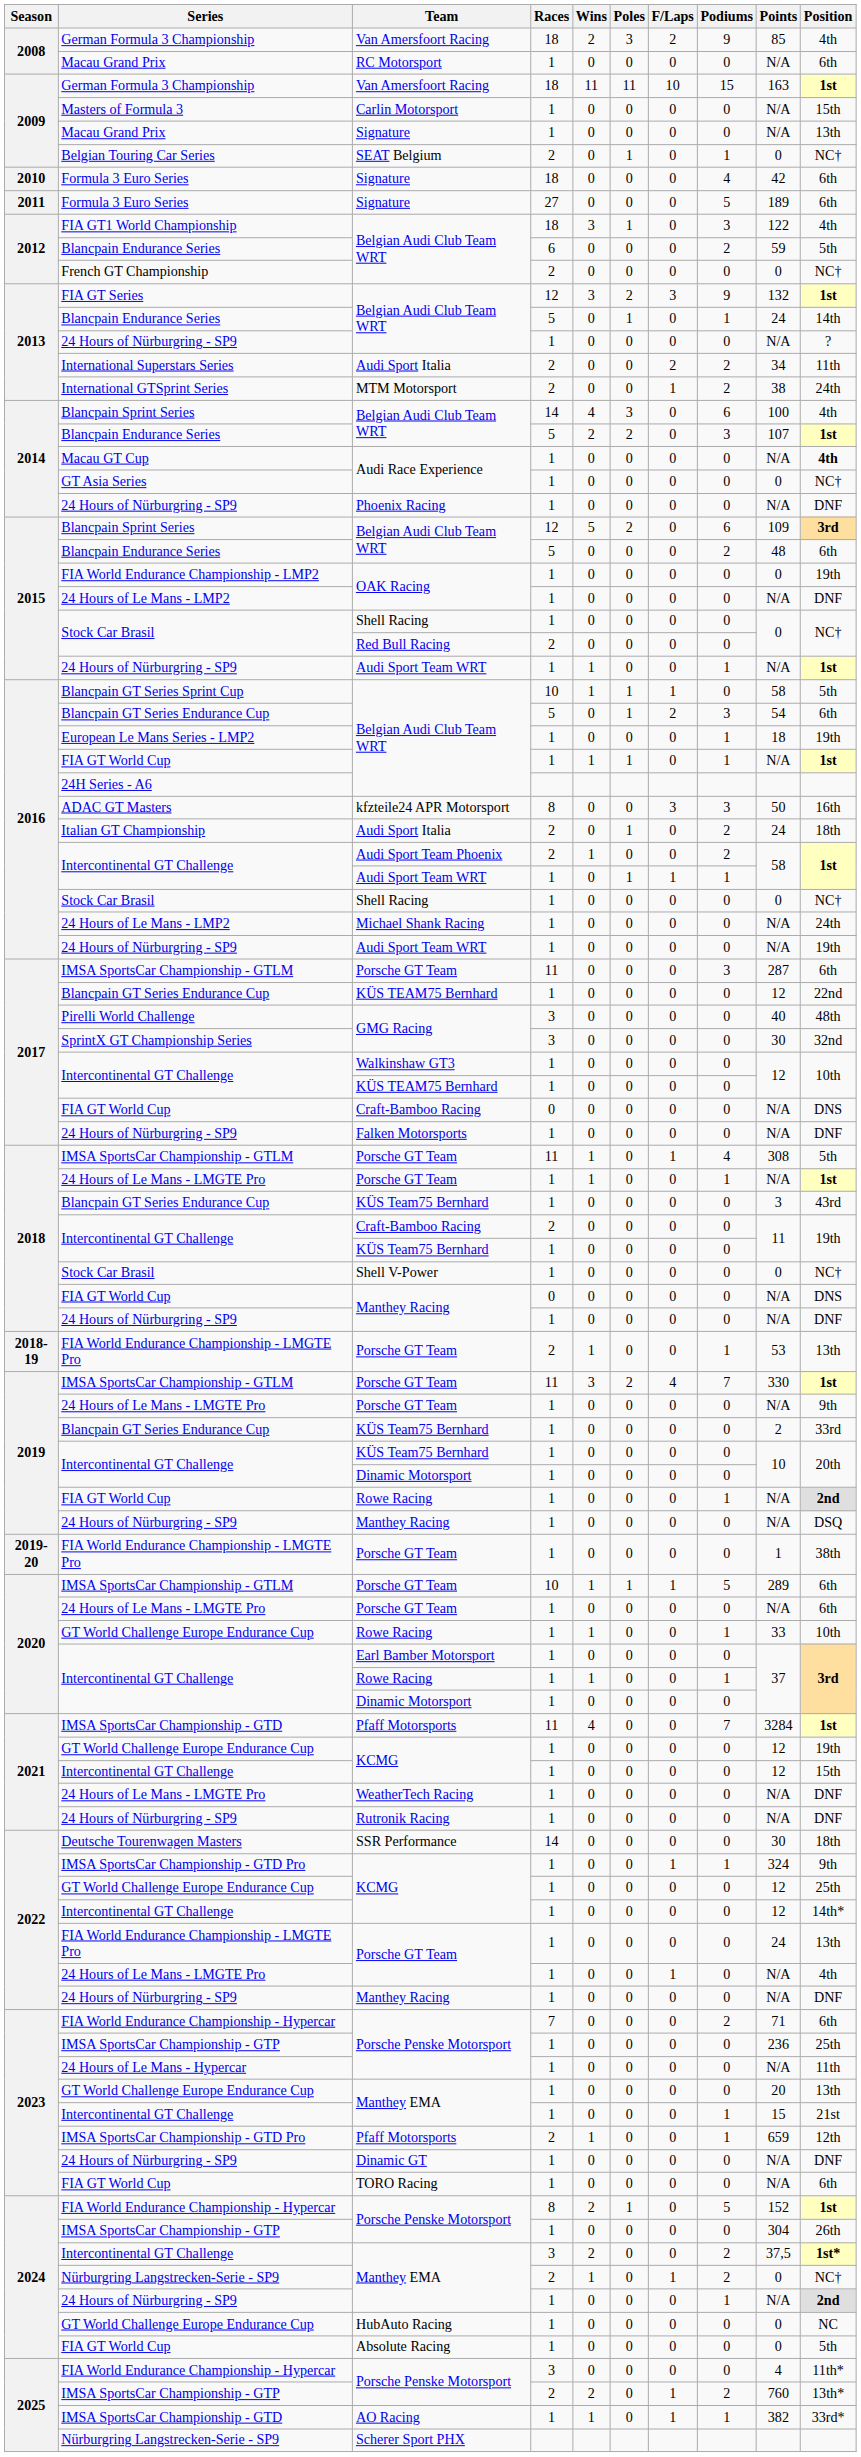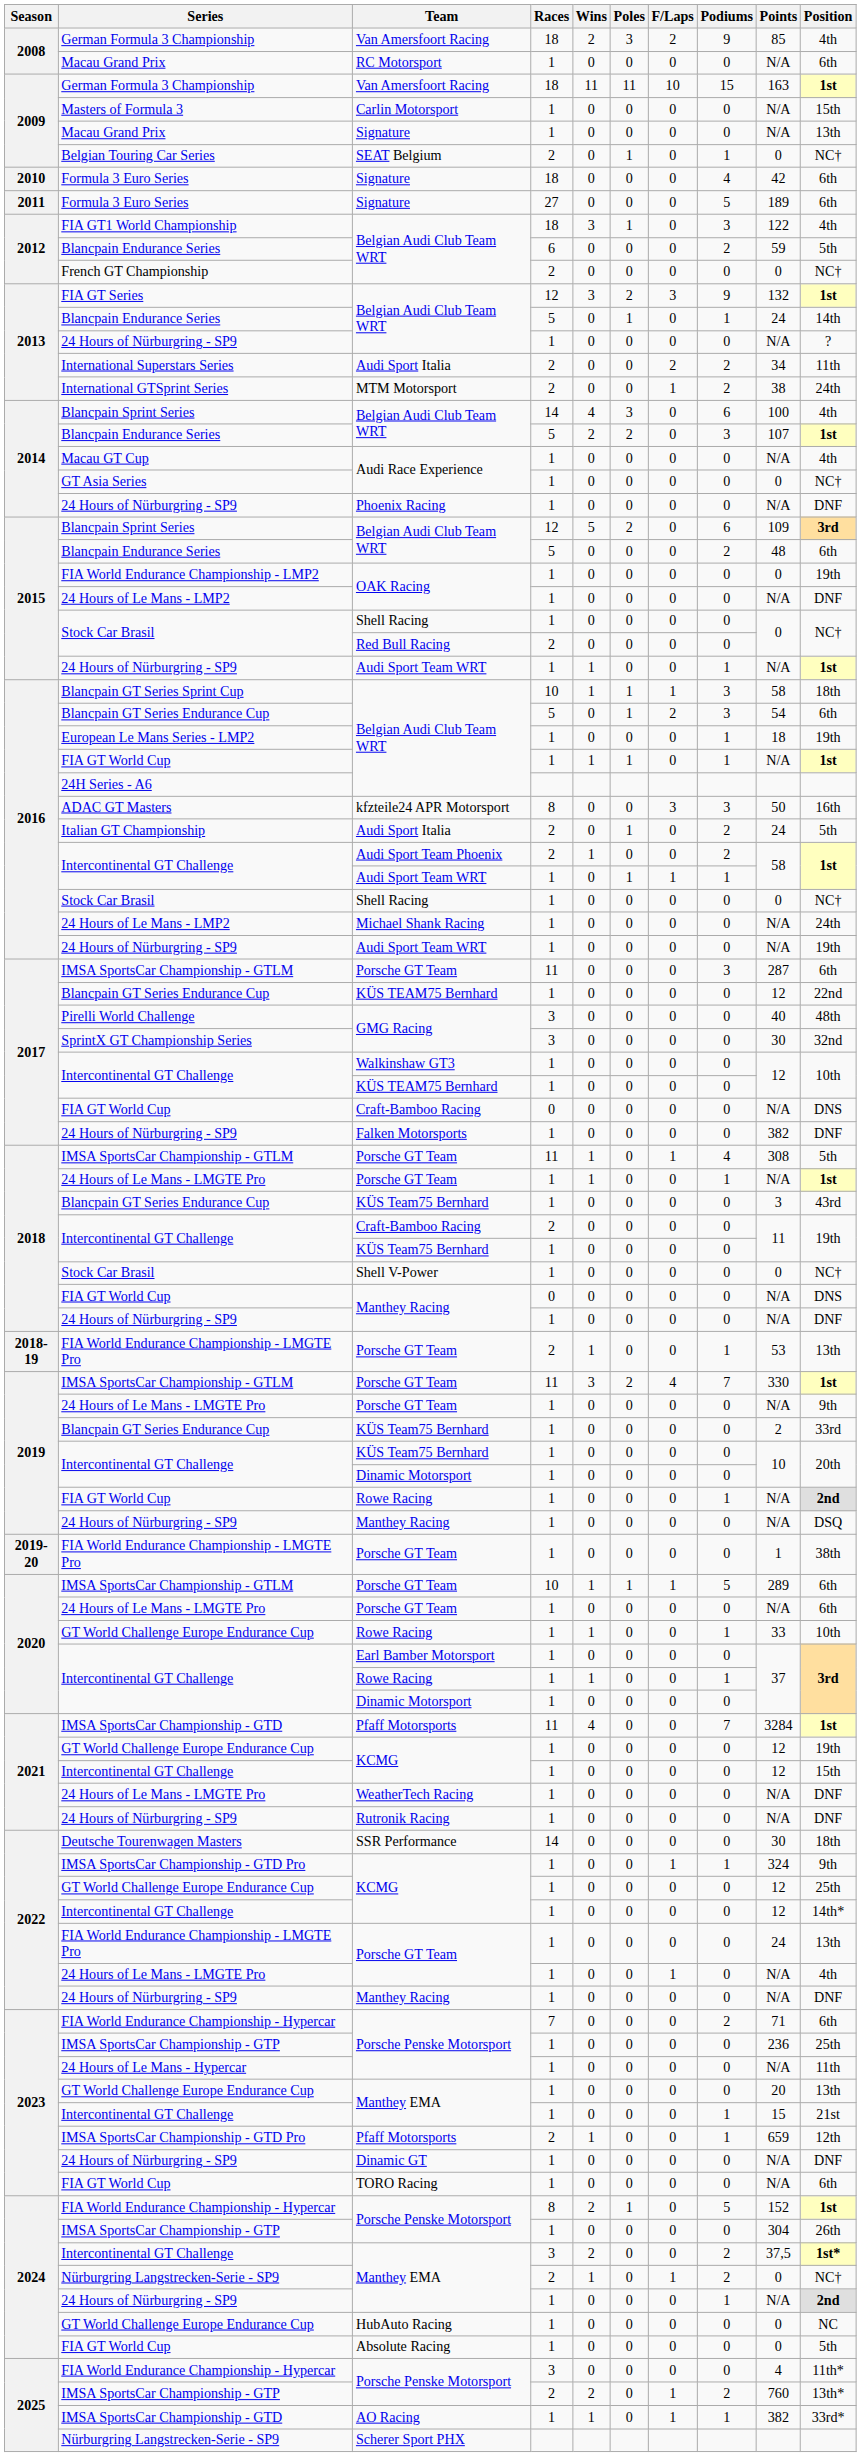(828, 458) bold -> (828, 458) normal
(727, 691) 0 -> (727, 691) 3
(828, 691) 5th -> (828, 691) 18th
(828, 831) 18th -> (828, 831) 5th
(778, 1133) N/A -> (778, 1133) 382
